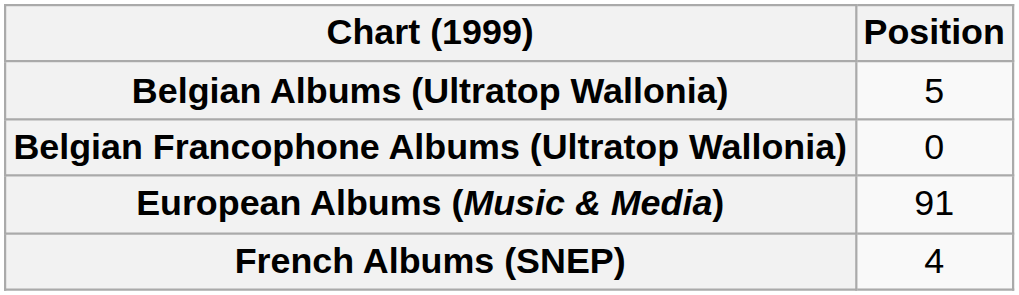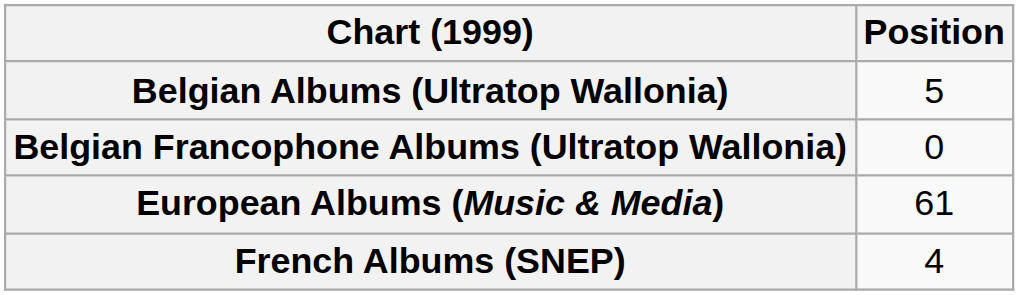(934, 203) 91 -> (934, 203) 61
